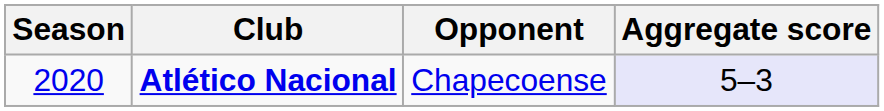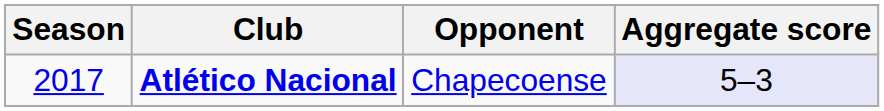(69, 79) 2020 -> (69, 79) 2017
